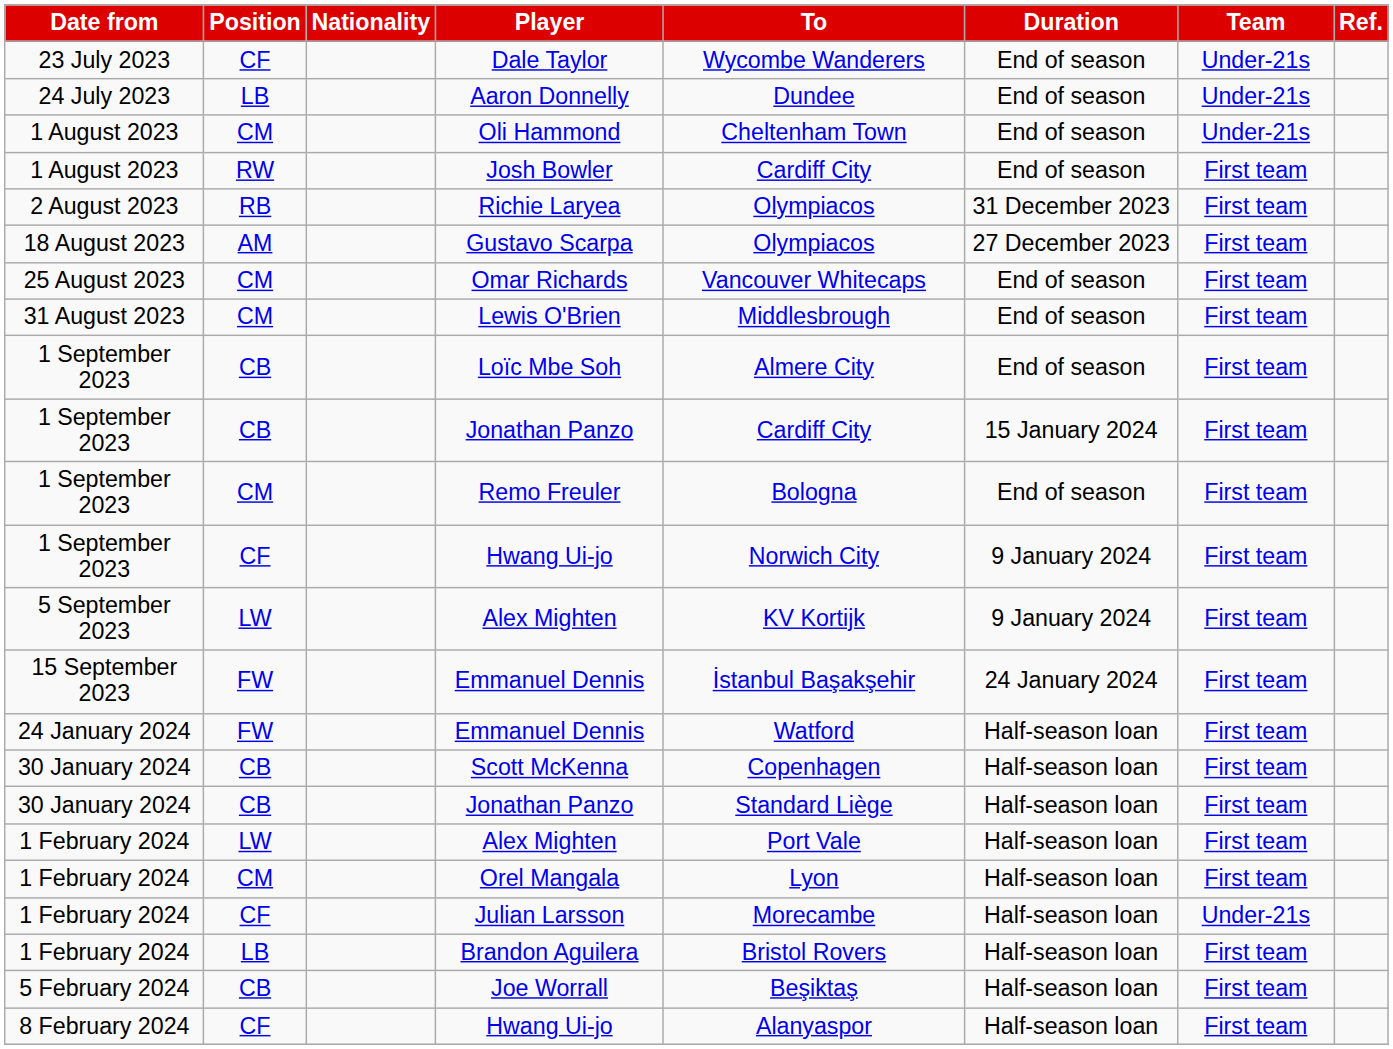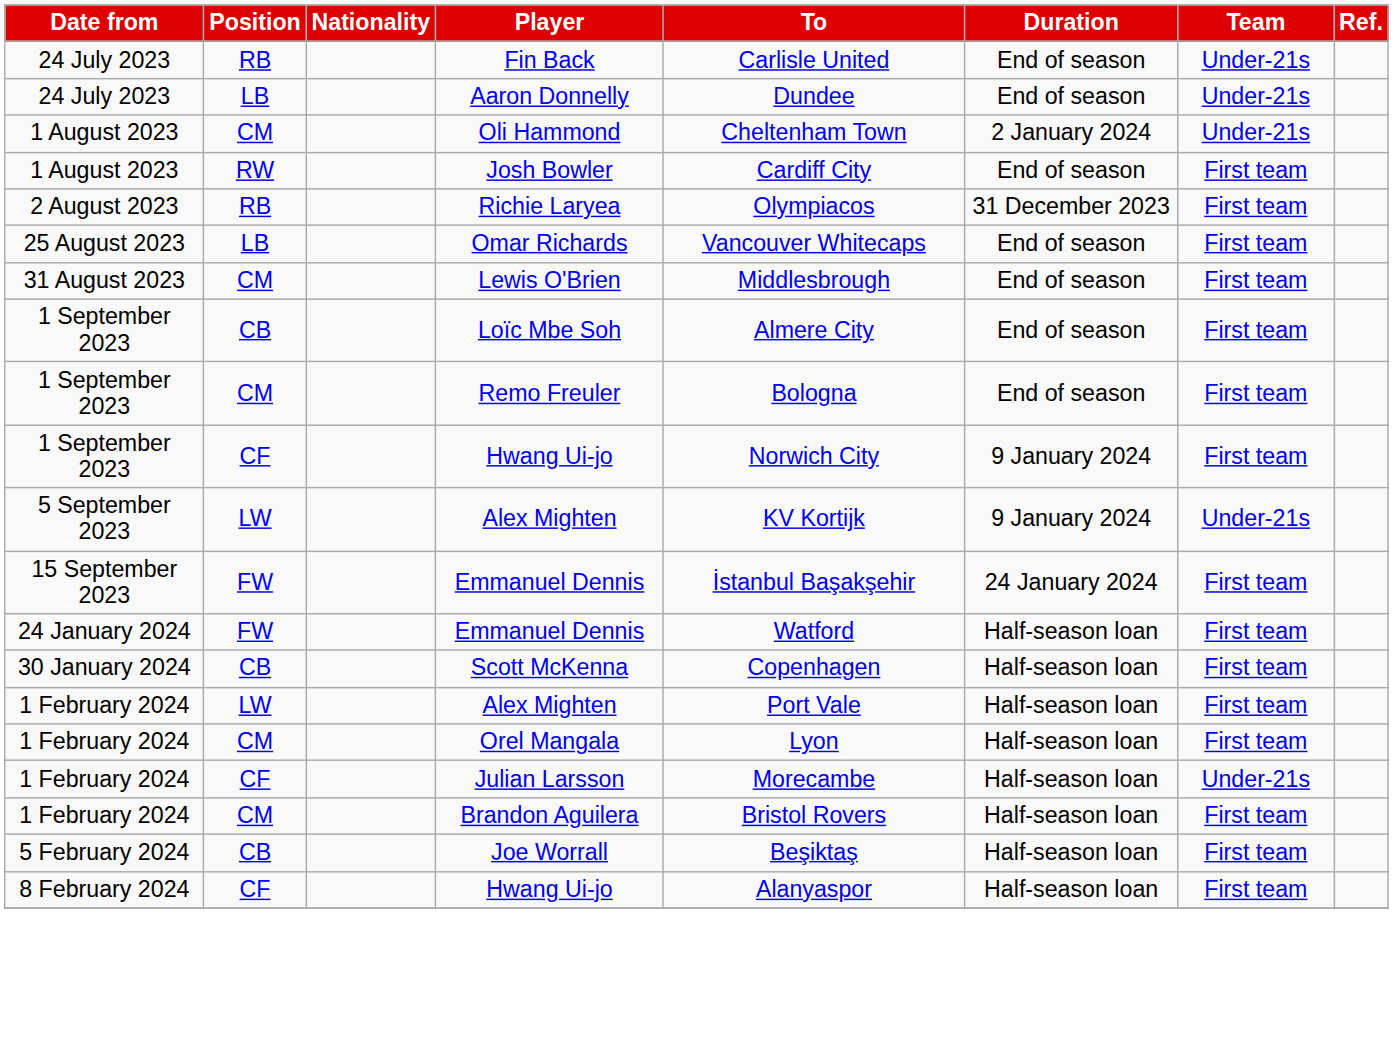- row: (104, 59)
+ row: (104, 59)
(1071, 133) End of season -> (1071, 133) 2 January 2024
- row: (104, 243)
(255, 280) CM -> (255, 243) LB
- row: (104, 429)
(1256, 618) First team -> (1256, 518) Under-21s
- row: (104, 804)
(255, 952) LB -> (255, 815) CM
